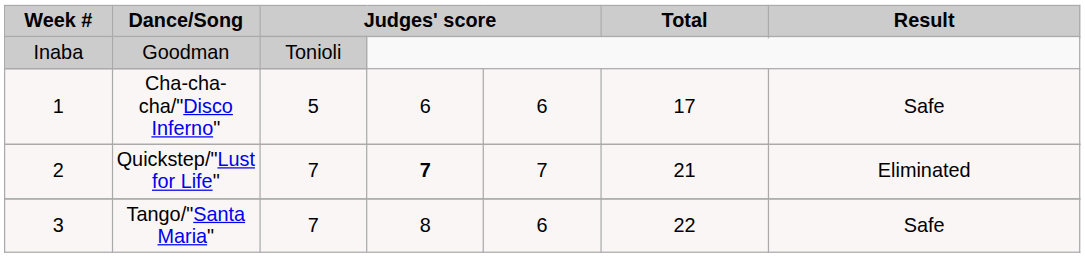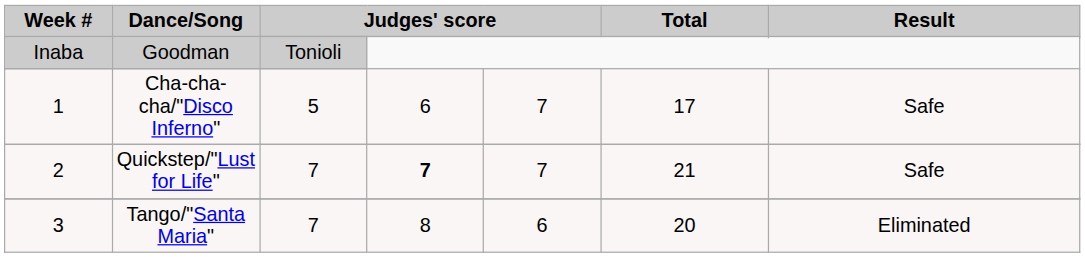(542, 106) 6 -> (542, 106) 7
(924, 171) Eliminated -> (924, 171) Safe
(685, 225) 22 -> (685, 225) 20
(924, 225) Safe -> (924, 225) Eliminated
